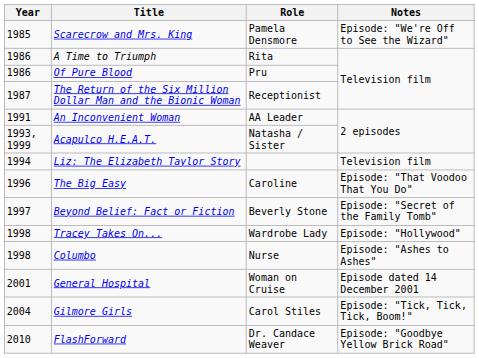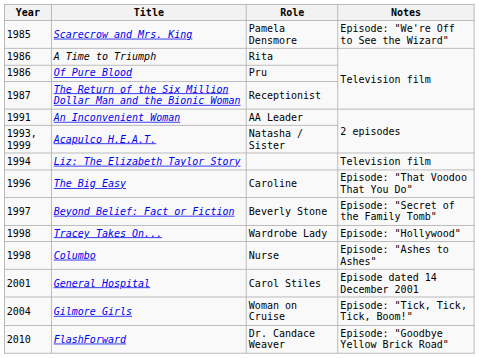(273, 283) Woman on Cruise -> (285, 283) Carol Stiles
(285, 311) Carol Stiles -> (273, 311) Woman on Cruise
